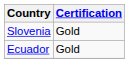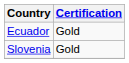rows swapped: (28, 49) <-> (29, 31)
